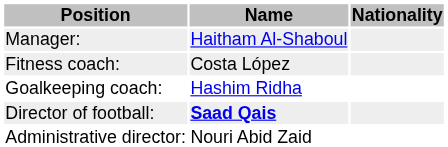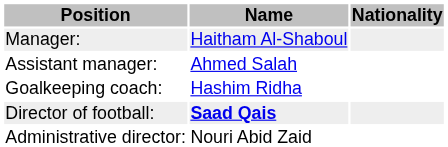+ row: (81, 64)
- row: (63, 64)
